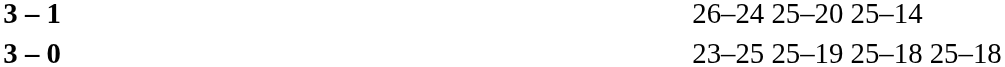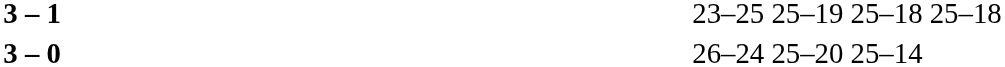(807, 13) 26–24 25–20 25–14 -> (847, 13) 23–25 25–19 25–18 25–18
(847, 53) 23–25 25–19 25–18 25–18 -> (807, 53) 26–24 25–20 25–14
